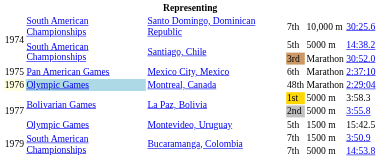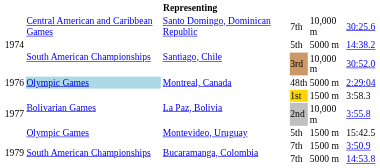(57, 26) South American Championships -> (89, 26) Central American and Caribbean Games
(325, 58) Marathon -> (323, 64) 10,000 m
- row: (188, 72)
(14, 85) lightyellow background -> (14, 82) no background
(325, 85) Marathon -> (324, 82) 5000 m
(321, 98) 5000 m -> (324, 96) 1500 m
(321, 111) 5000 m -> (323, 114) 10,000 m
